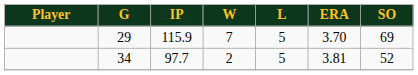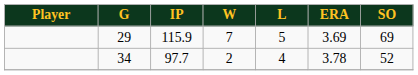(334, 37) 3.70 -> (334, 37) 3.69
(282, 59) 5 -> (282, 59) 4
(334, 59) 3.81 -> (334, 59) 3.78
